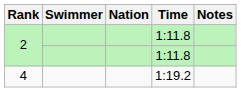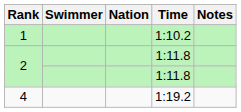+ row: (23, 35)
